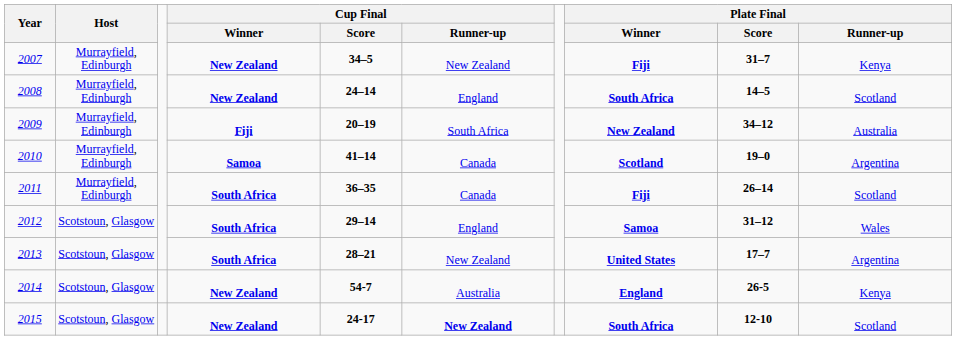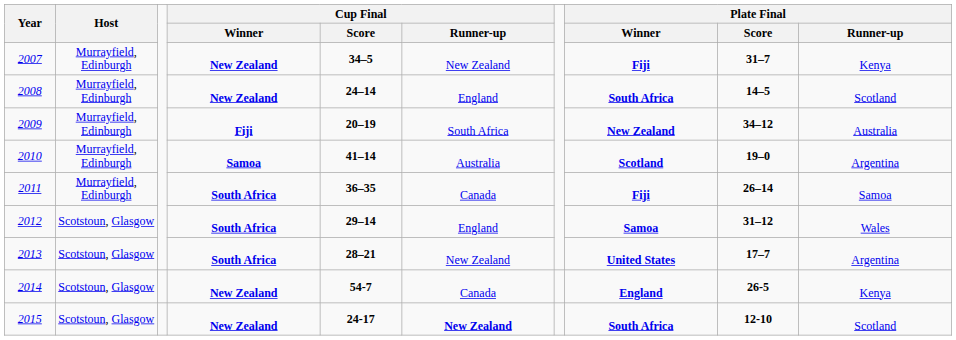(478, 163) Canada -> (478, 163) Australia
(875, 195) Scotland -> (875, 195) Samoa
(478, 293) Australia -> (478, 293) Canada
